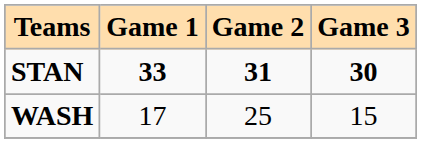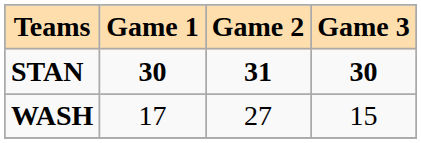(153, 71) 33 -> (153, 71) 30
(258, 115) 25 -> (258, 115) 27
